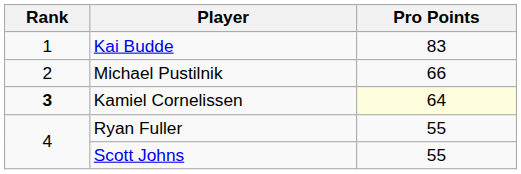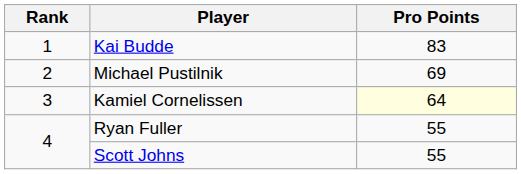(436, 73) 66 -> (436, 73) 69
(47, 100) bold -> (47, 100) normal
